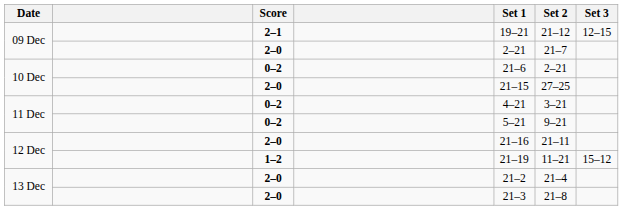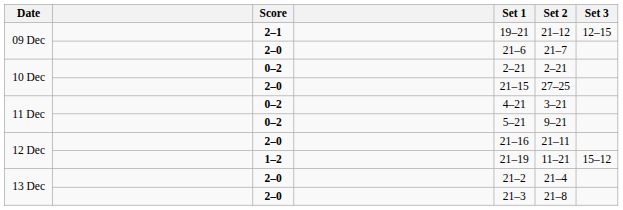(514, 50) 2–21 -> (514, 50) 21–6
(514, 68) 21–6 -> (514, 68) 2–21
